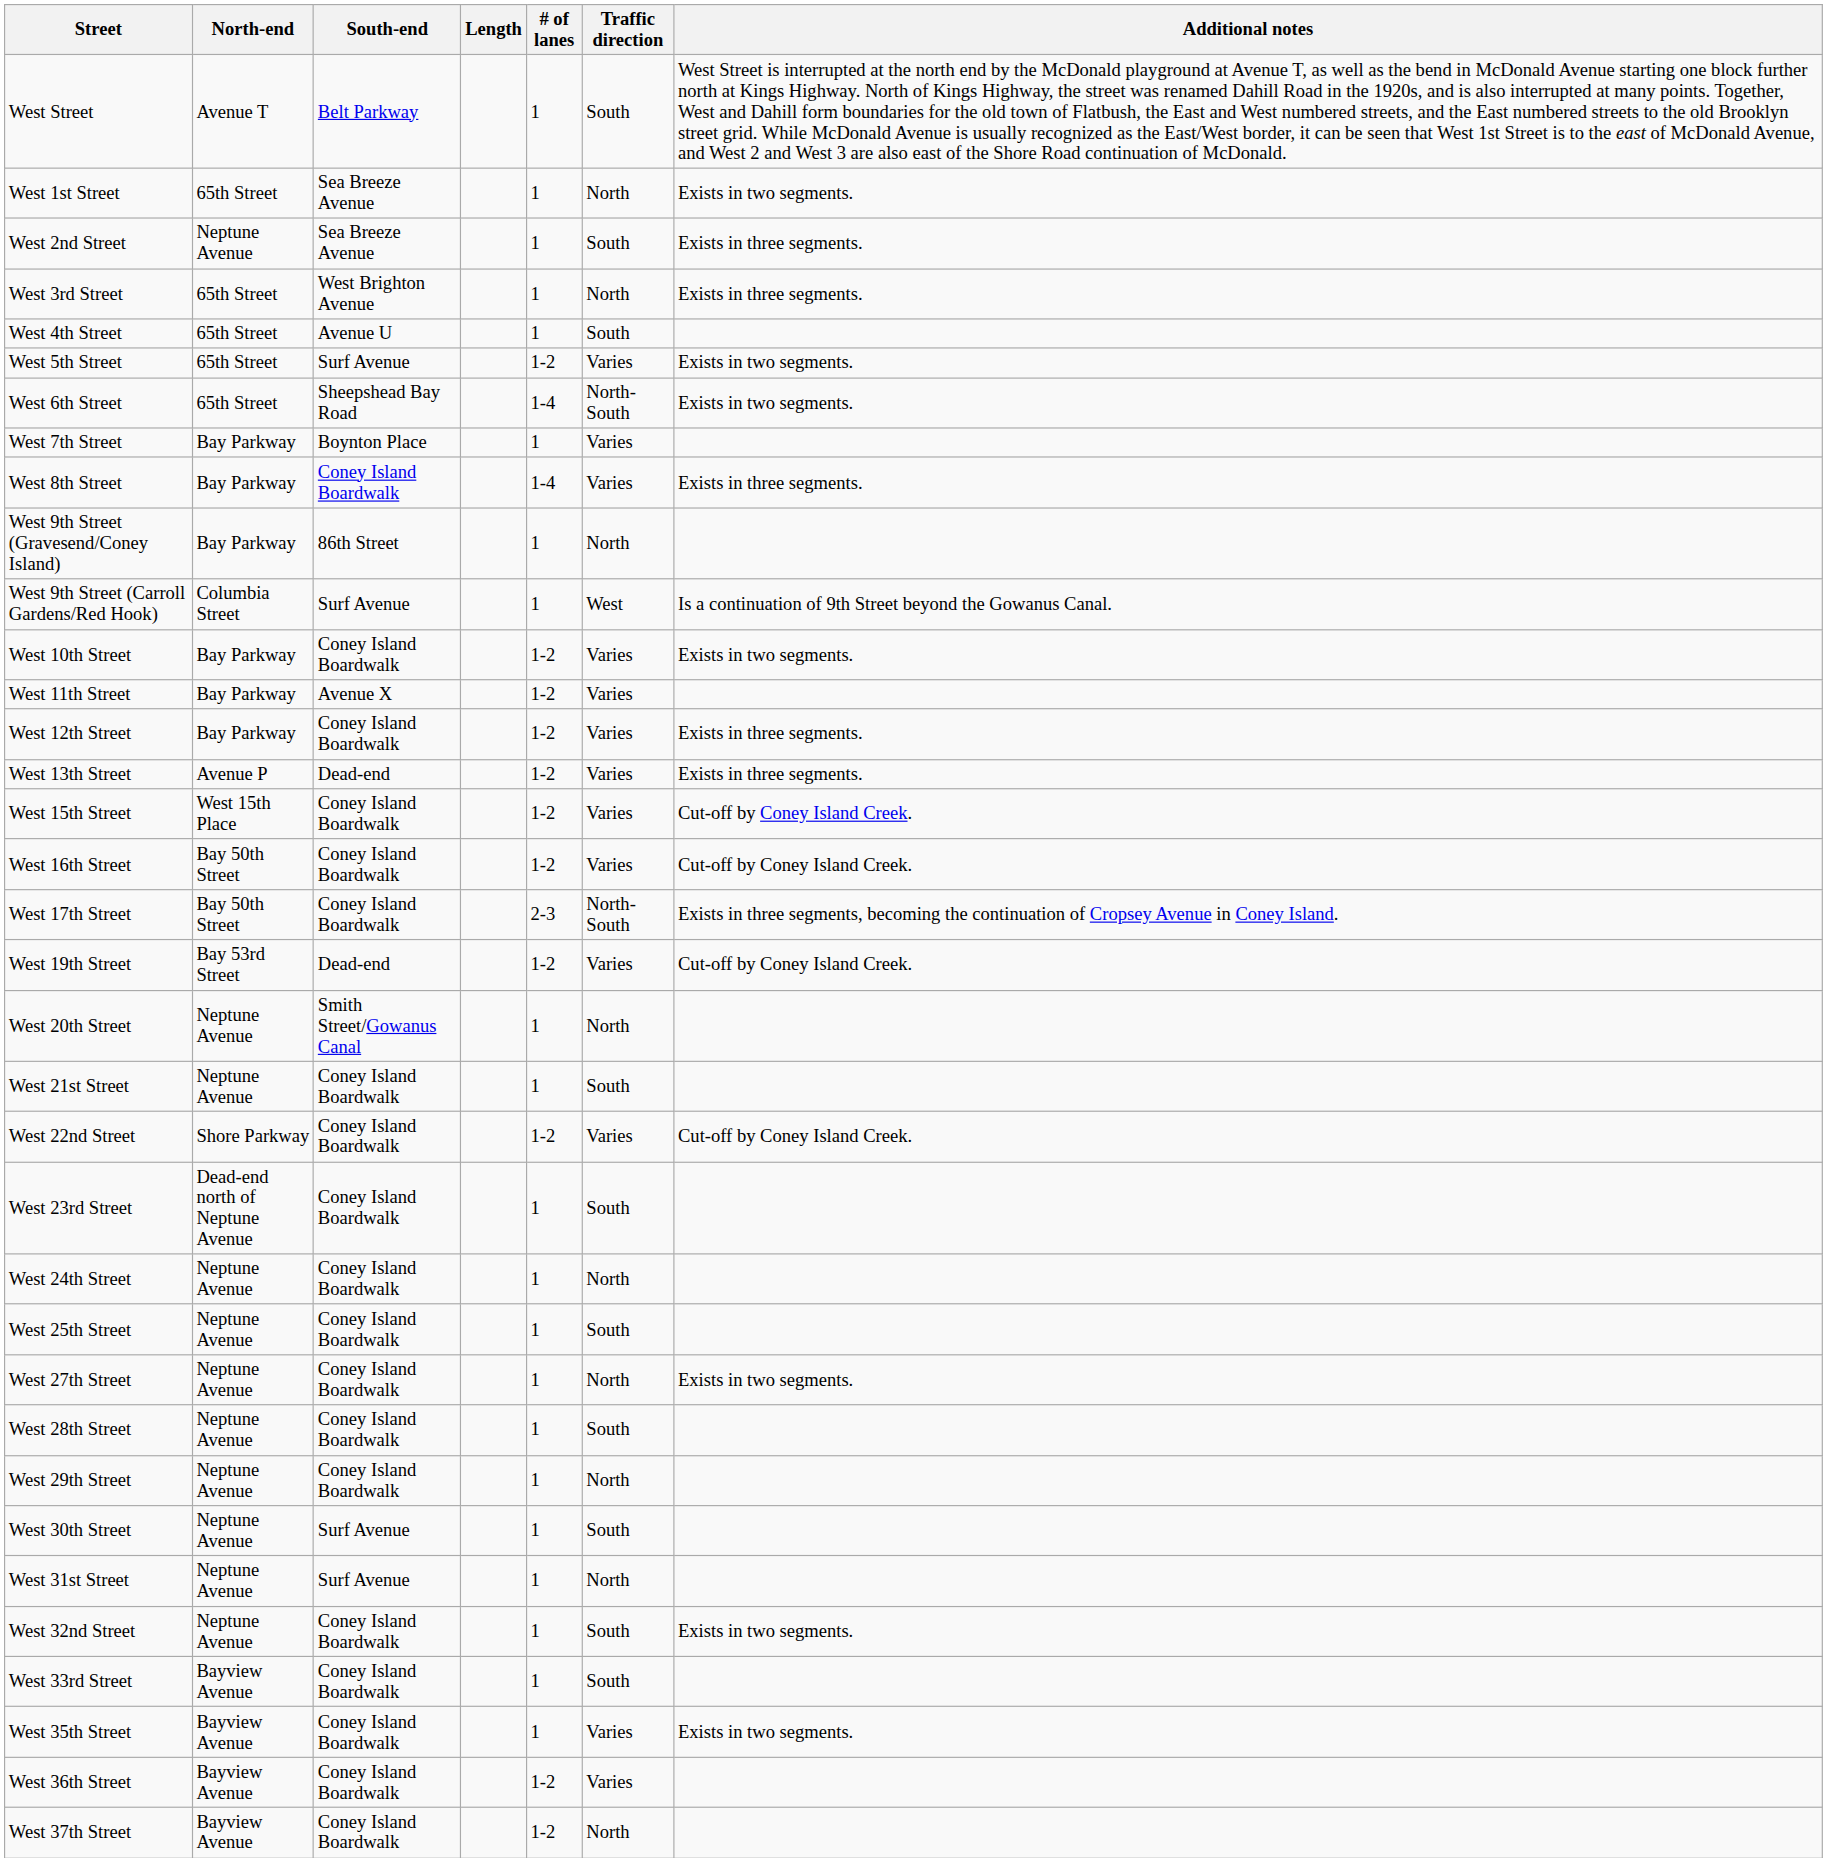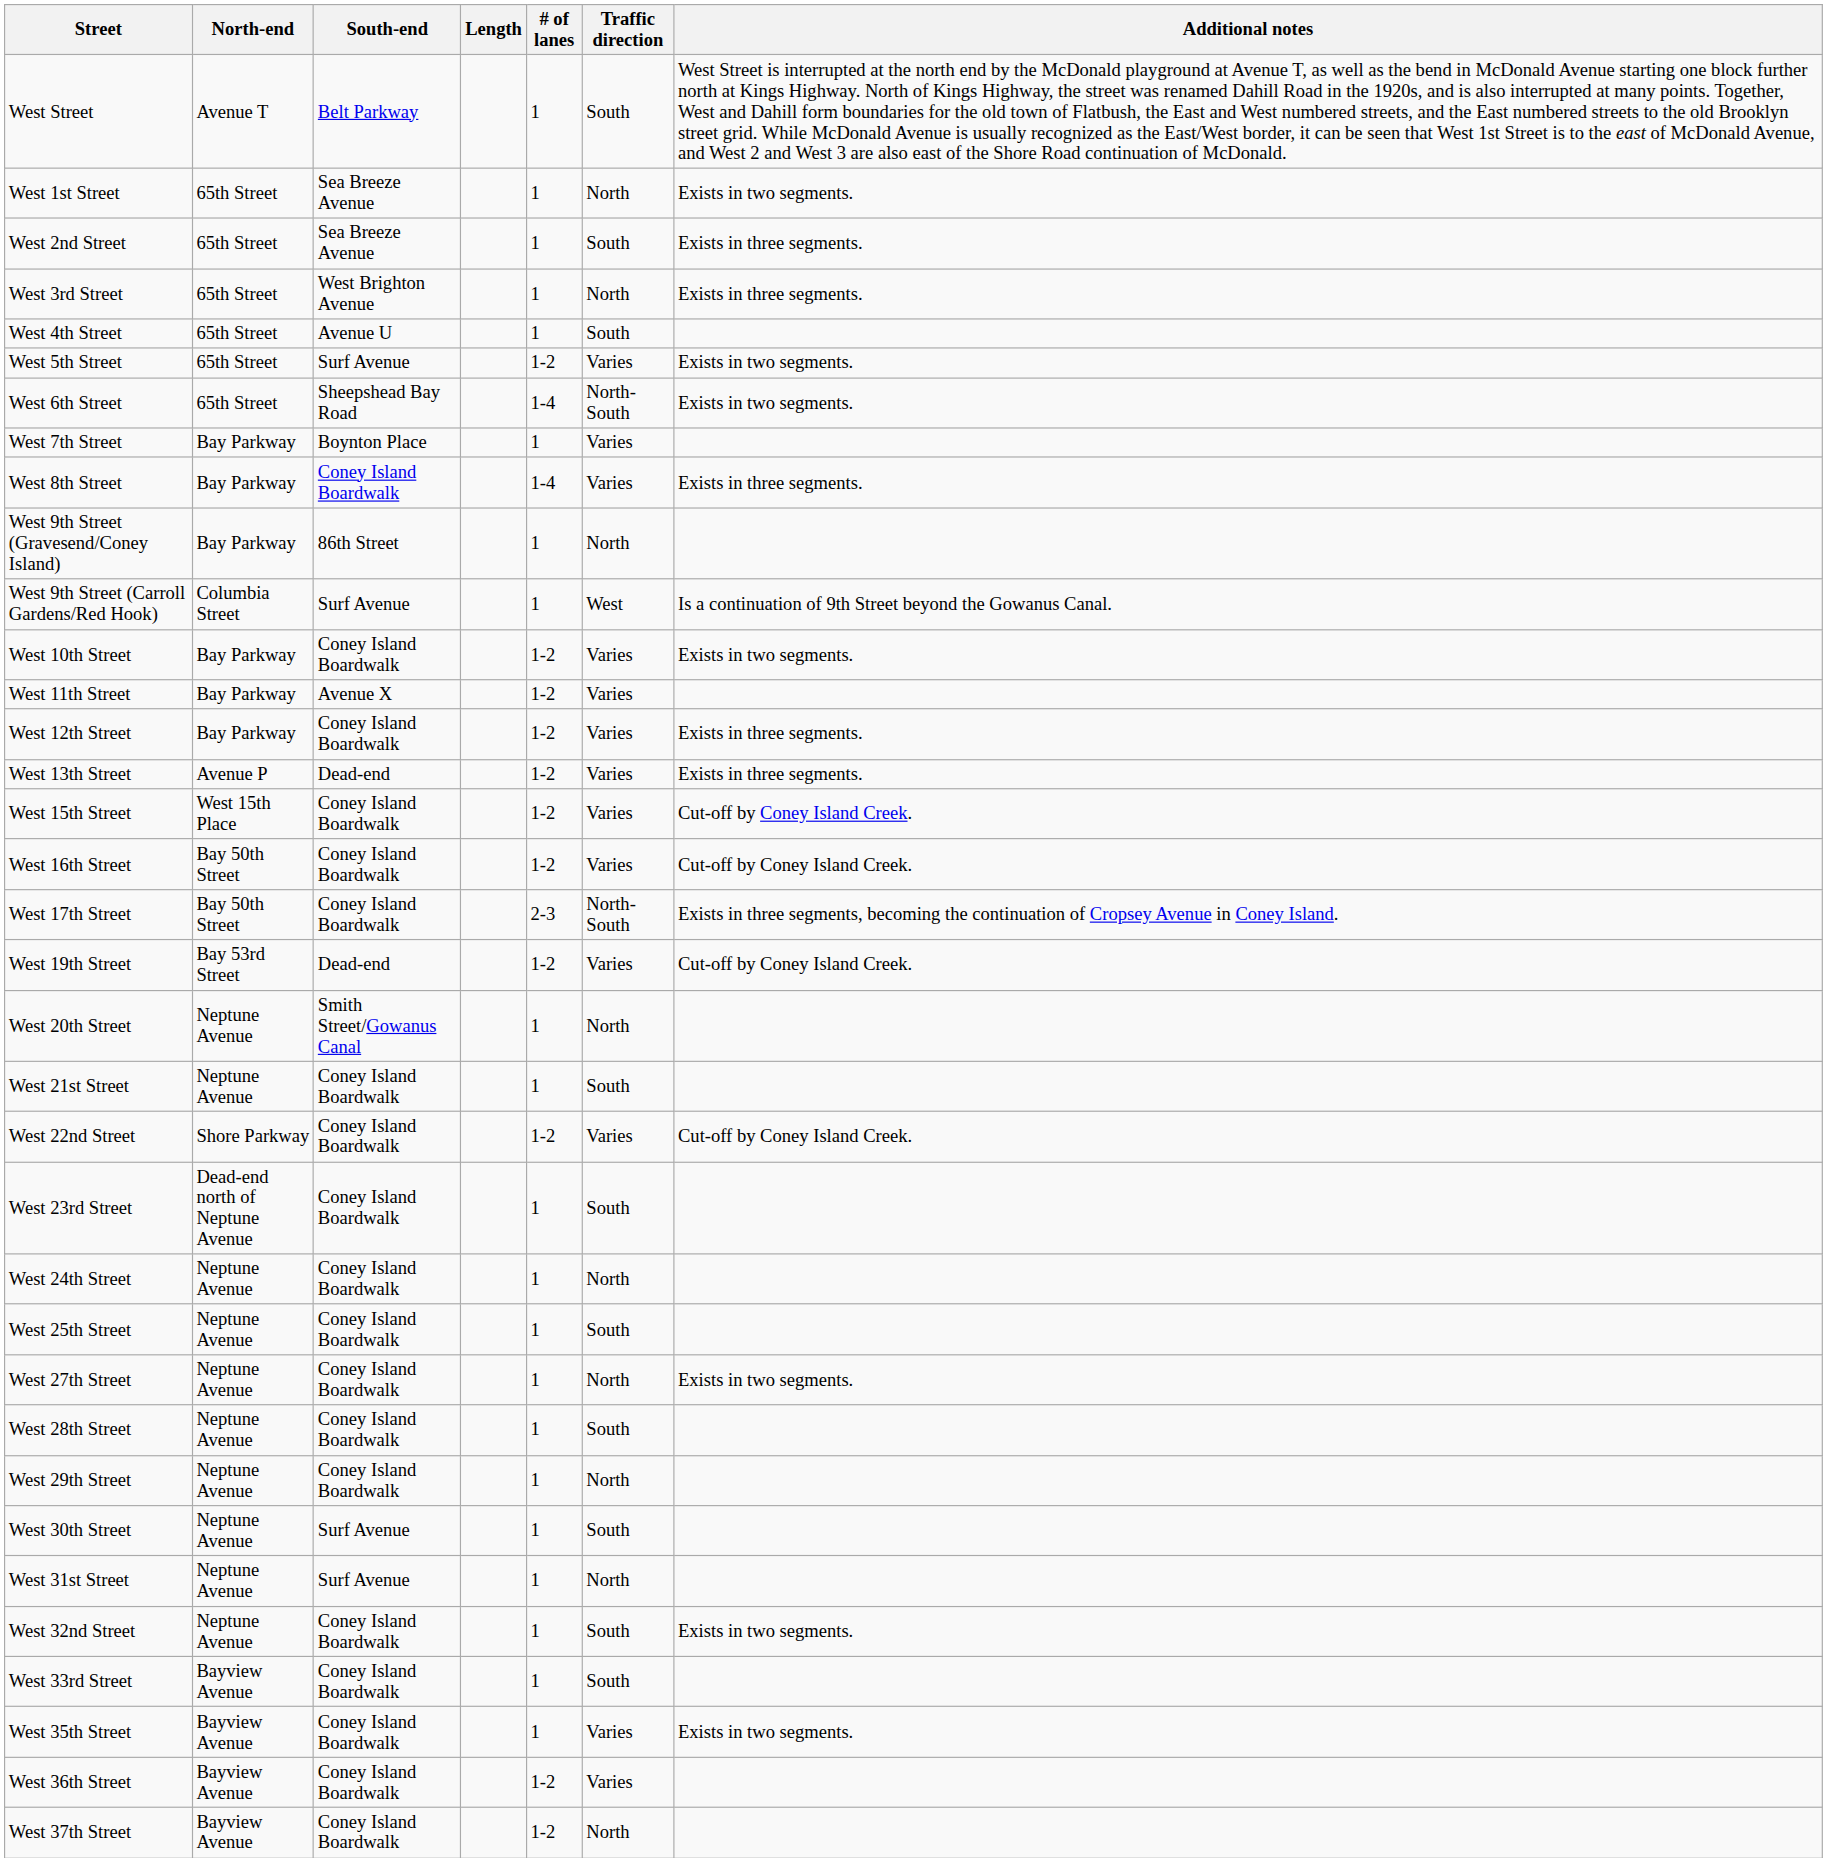(228, 243) Neptune Avenue -> (237, 243) 65th Street
